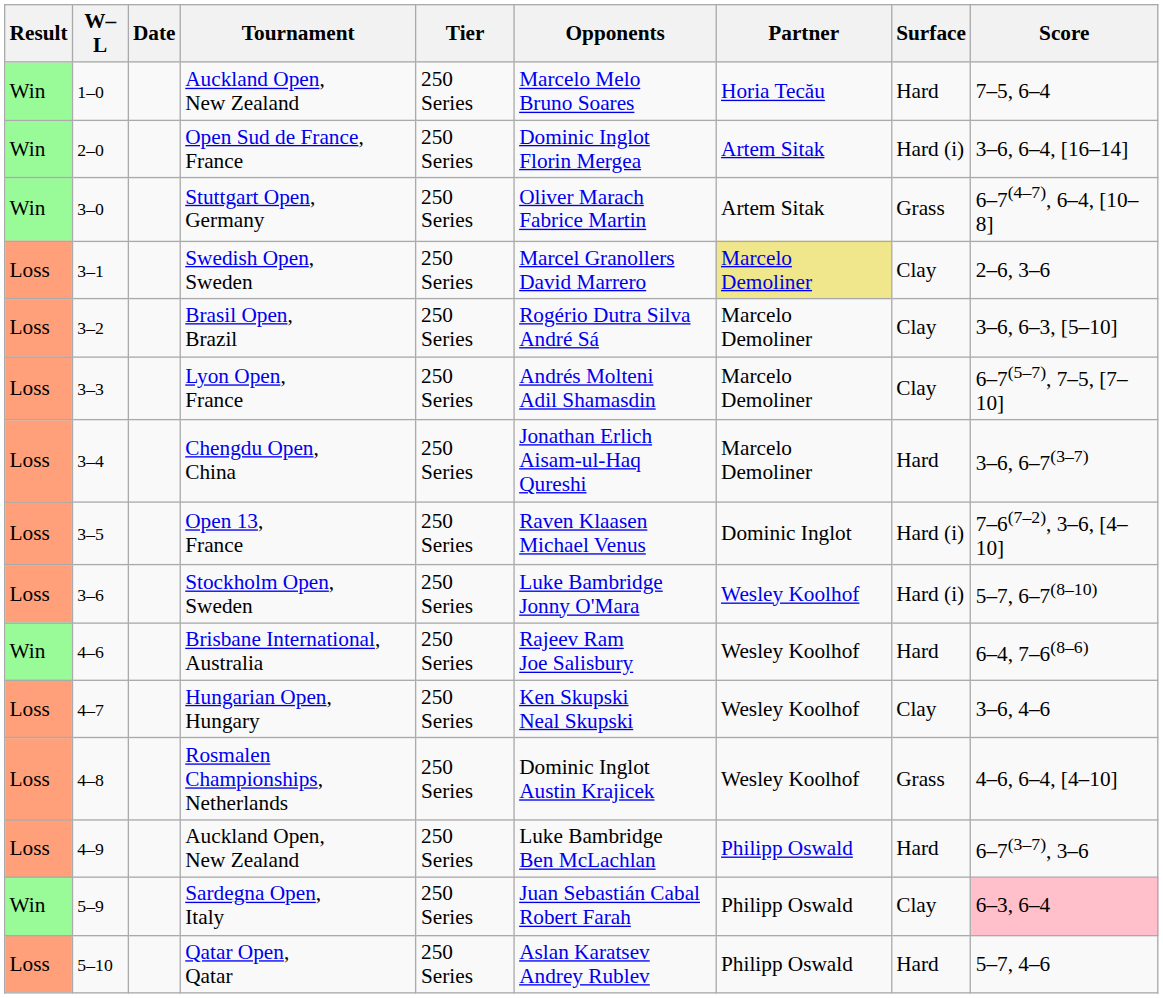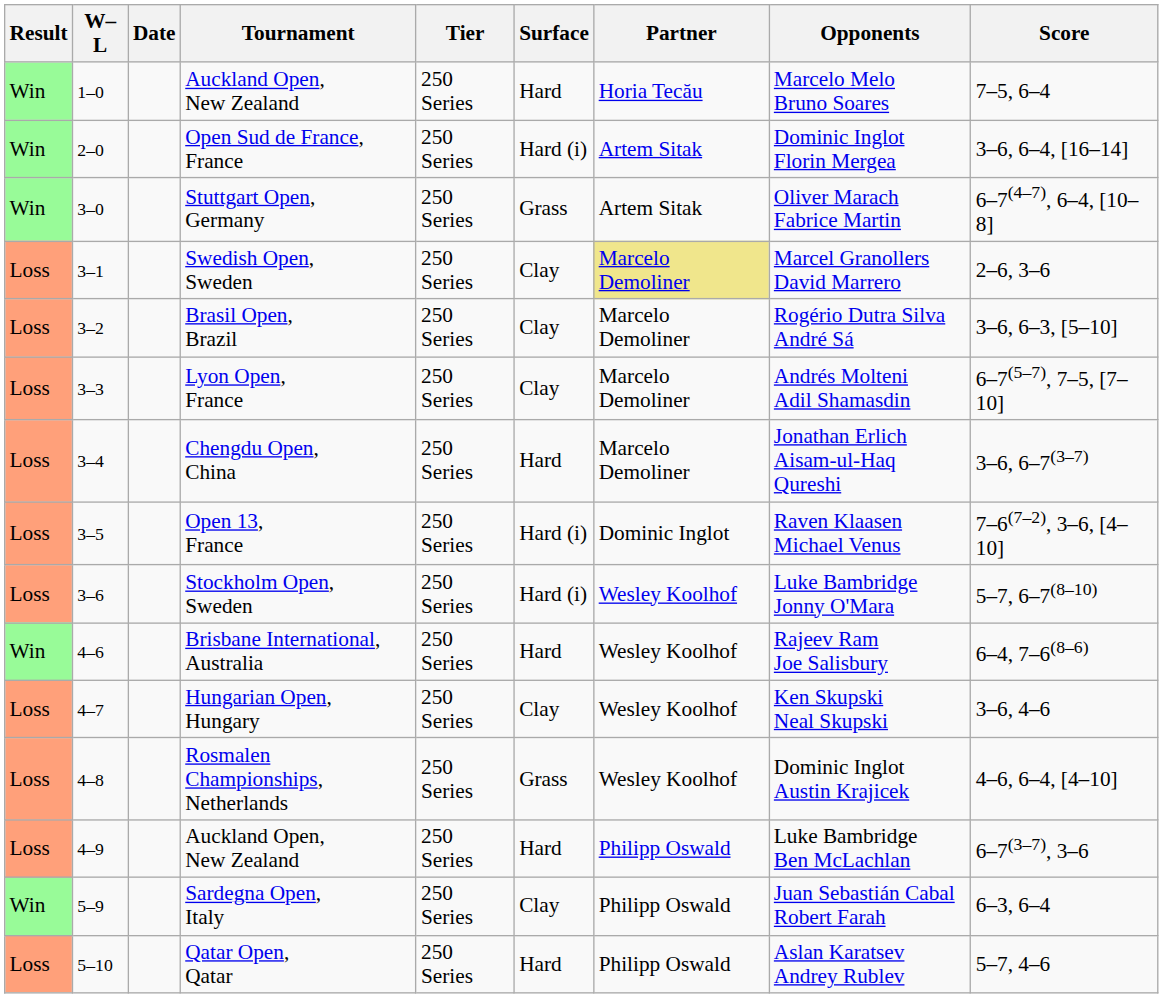columns swapped: (931, 33) <-> (615, 33)
(1013, 906) pink background -> (1013, 906) no background
